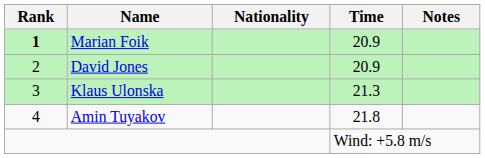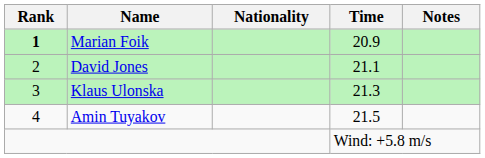(366, 66) 20.9 -> (366, 66) 21.1
(366, 116) 21.8 -> (366, 116) 21.5
